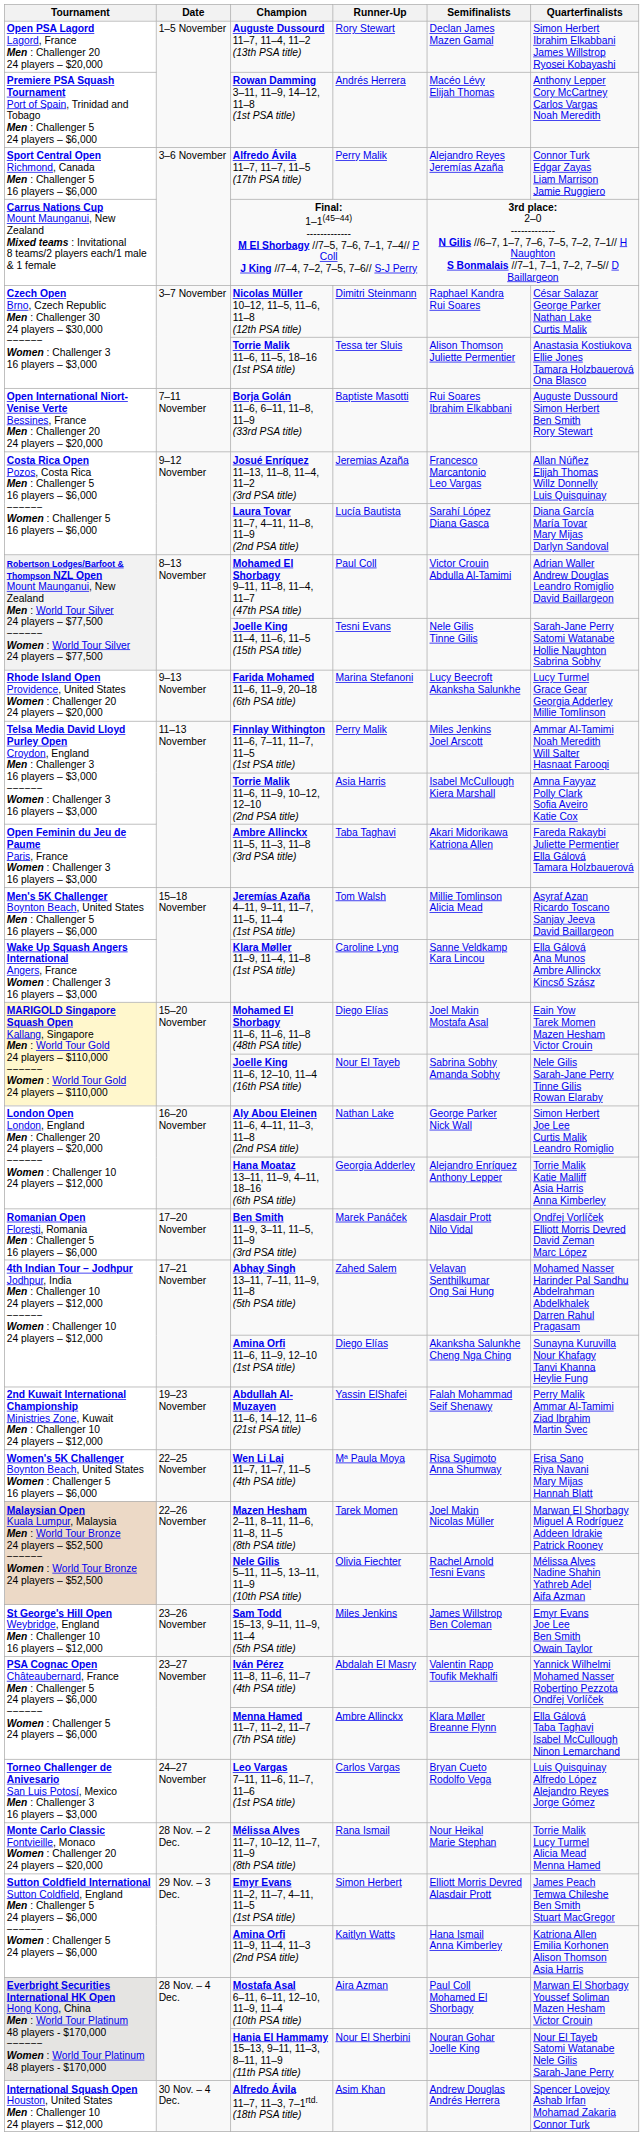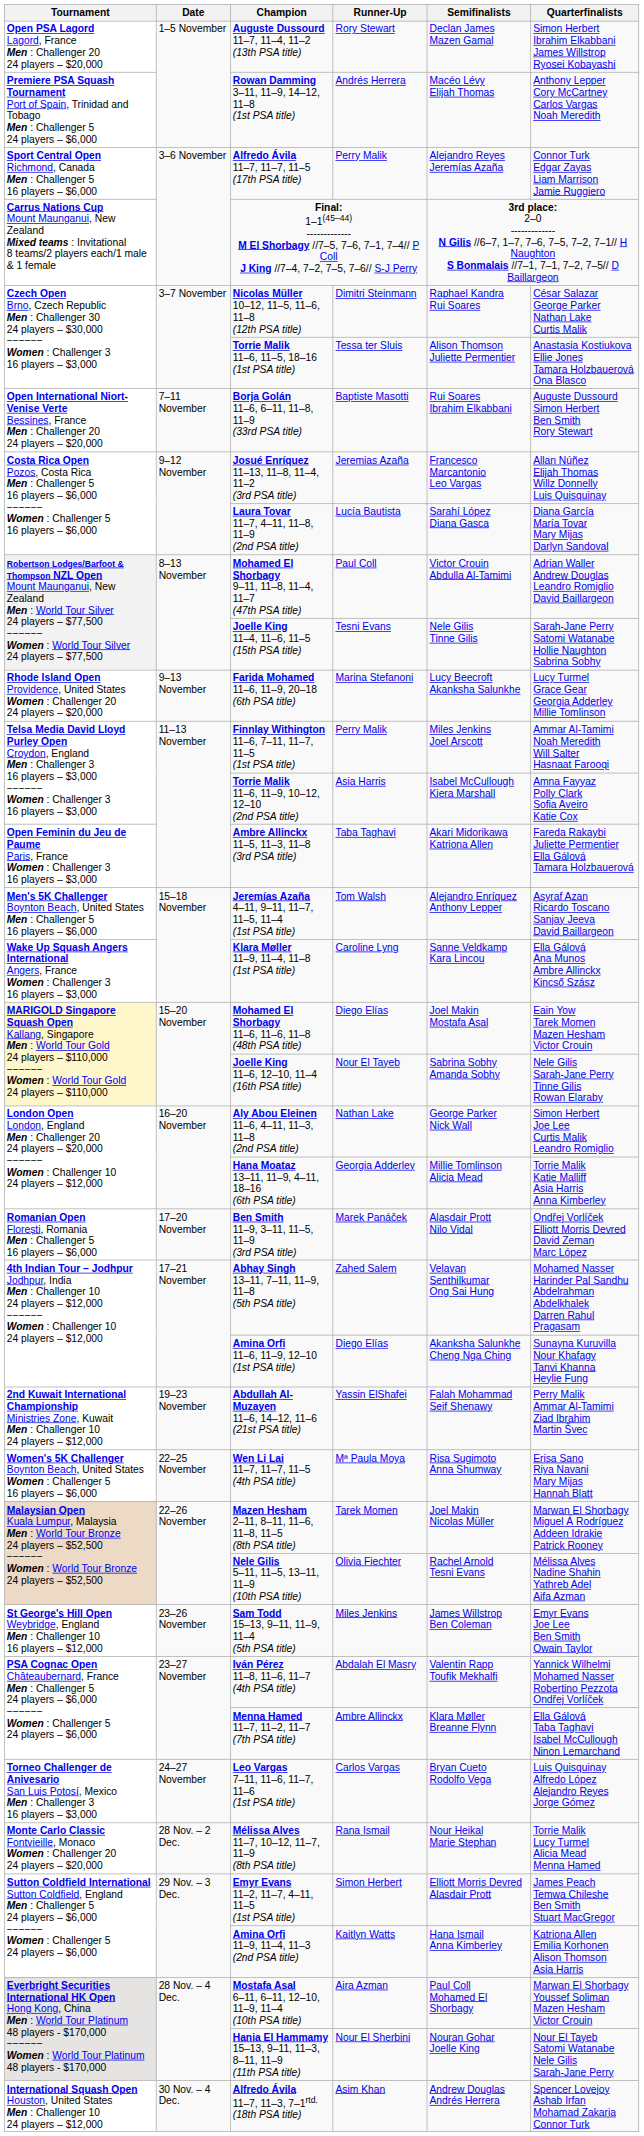(466, 902) Millie Tomlinson Alicia Mead -> (473, 902) Alejandro Enríquez Anthony Lepper
(473, 1171) Alejandro Enríquez Anthony Lepper -> (466, 1171) Millie Tomlinson Alicia Mead
